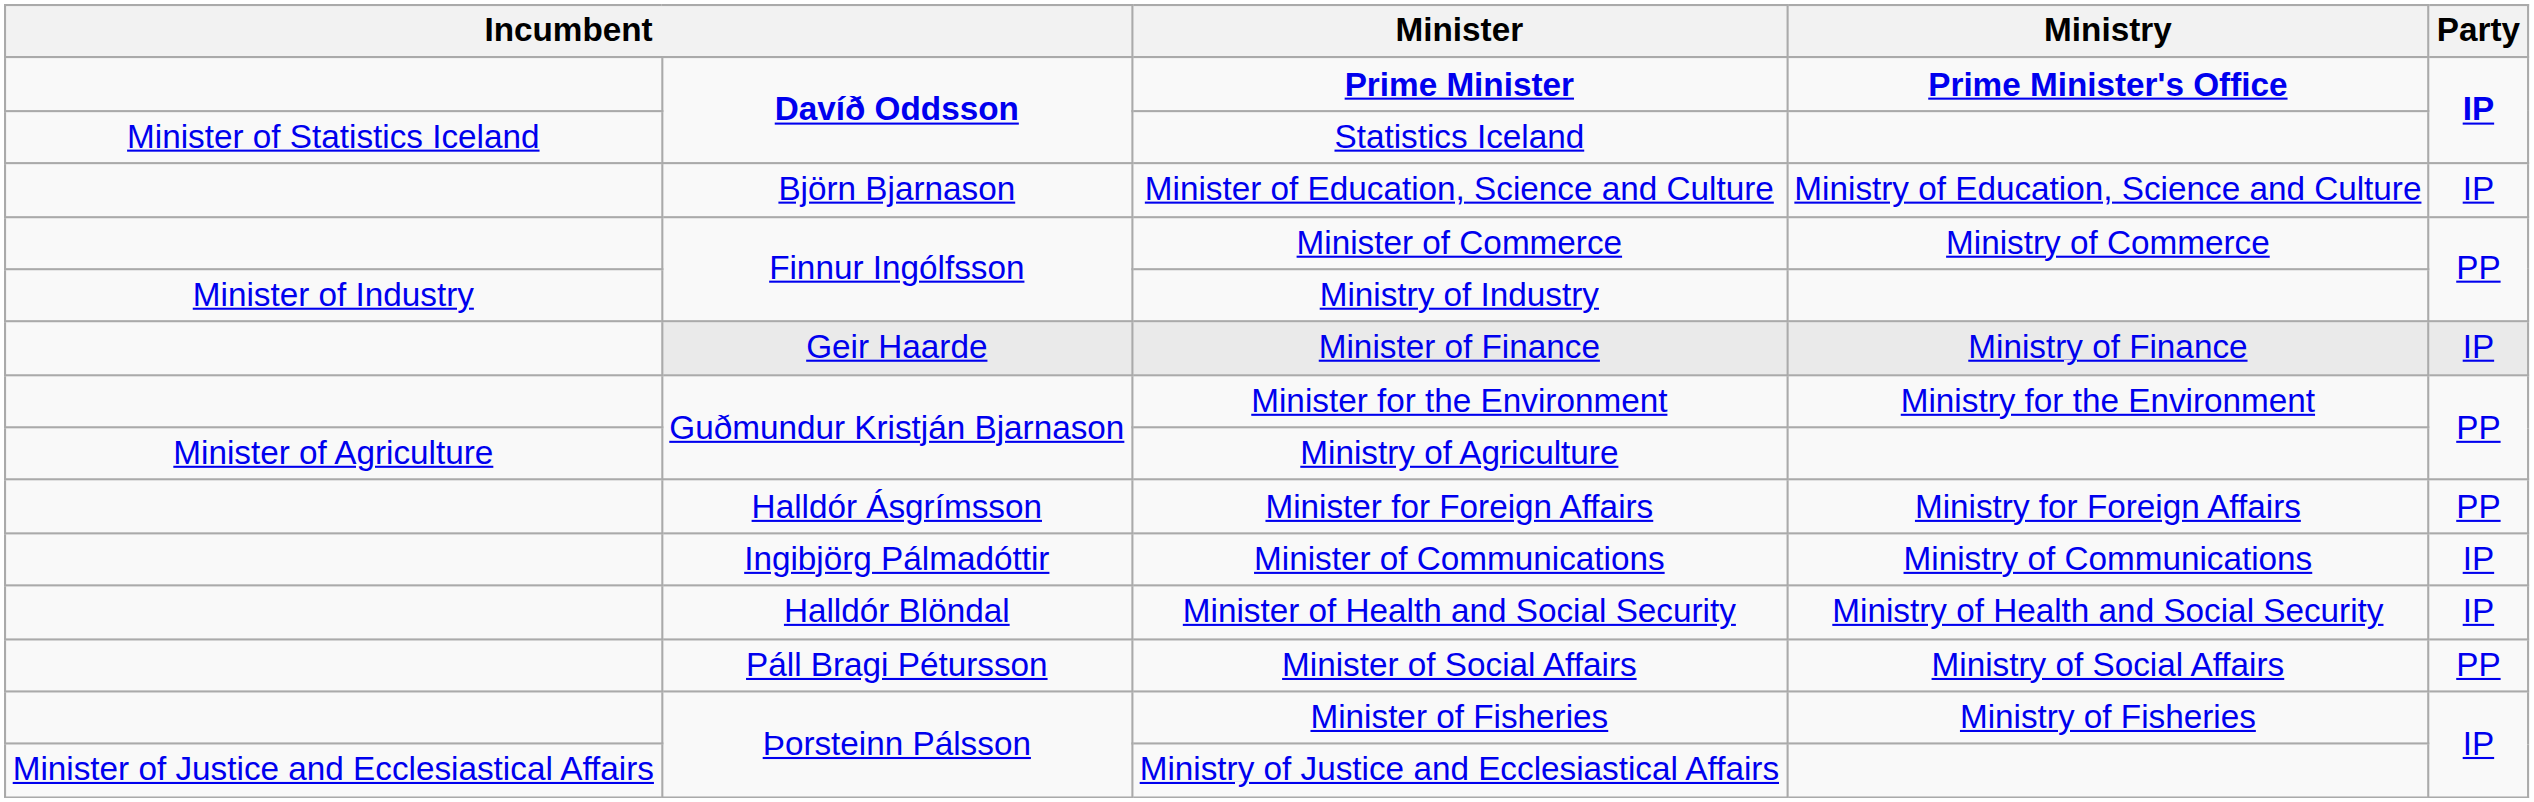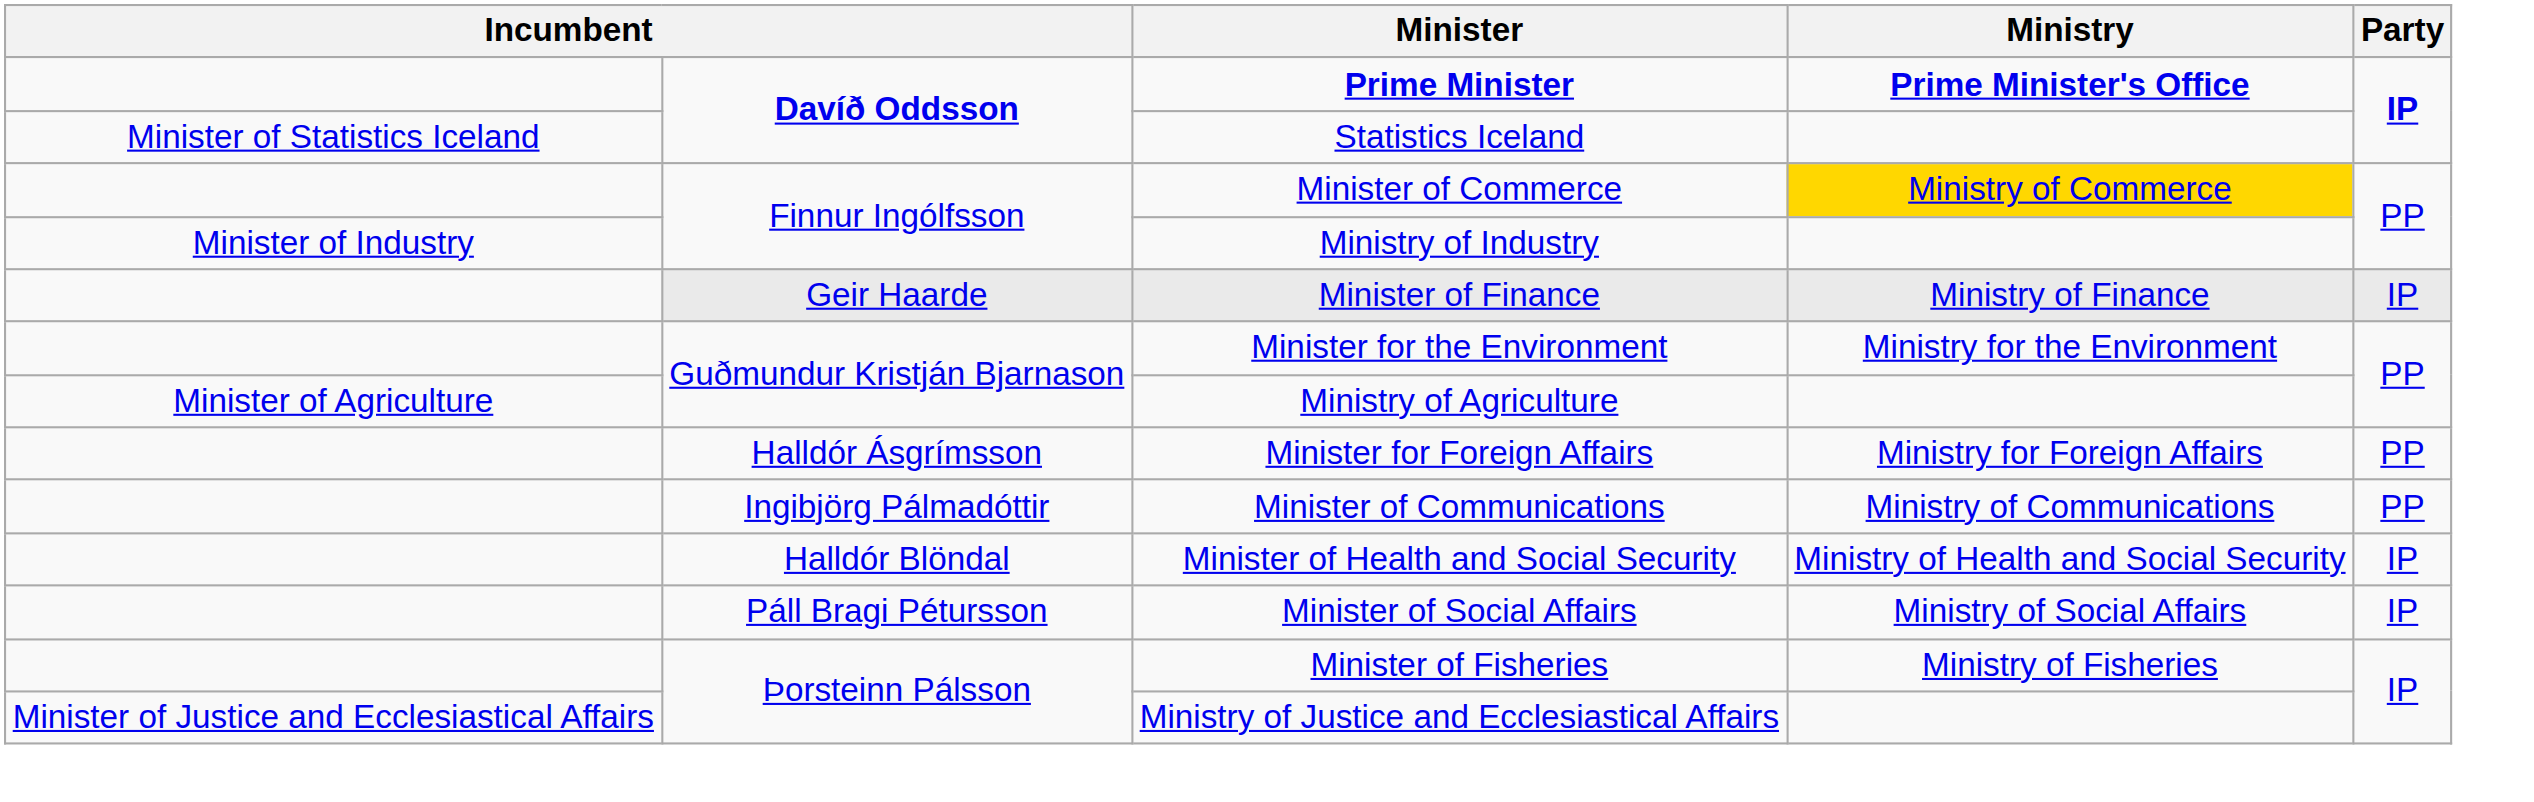- row: (1459, 189)
(2108, 242) no background -> (2070, 189) gold background
(2478, 558) IP -> (2403, 505) PP
(2478, 664) PP -> (2403, 611) IP
